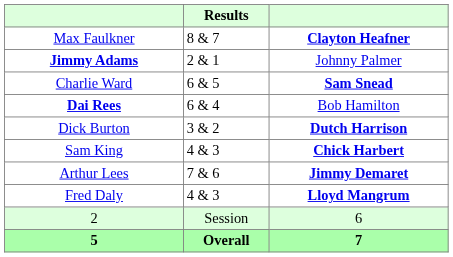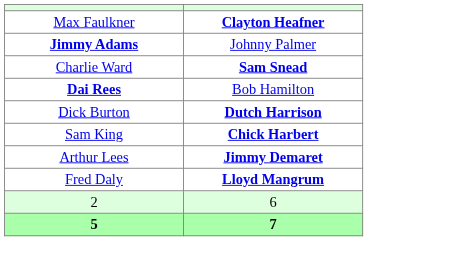- column: (226, 15)
